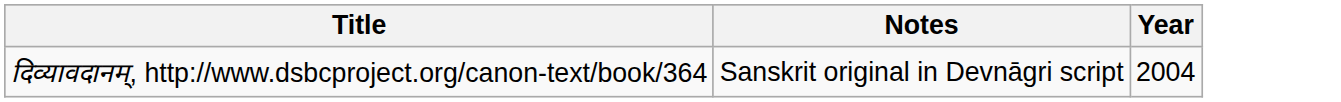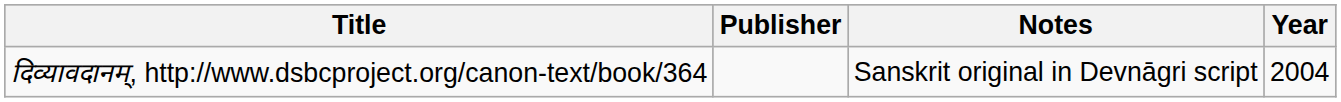+ column: (781, 25)
